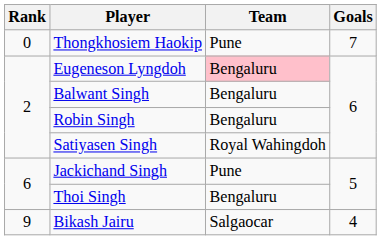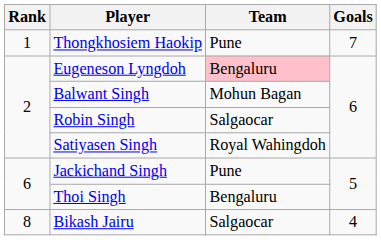(27, 42) 0 -> (27, 42) 1
(243, 94) Bengaluru -> (255, 94) Mohun Bagan
(243, 119) Bengaluru -> (241, 119) Salgaocar
(27, 222) 9 -> (27, 222) 8
